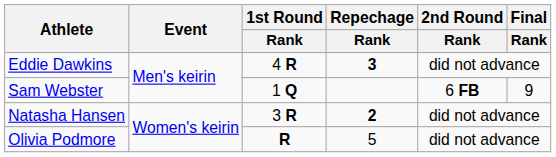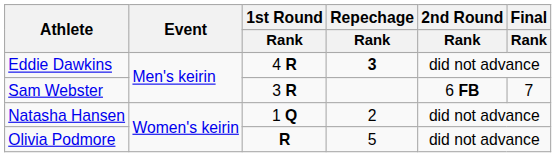(285, 90) 1 Q -> (285, 90) 3 R
(529, 90) 9 -> (529, 90) 7
(285, 115) 3 R -> (285, 115) 1 Q
(372, 115) bold -> (372, 115) normal
